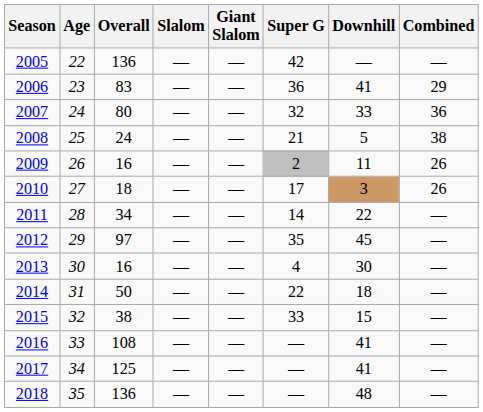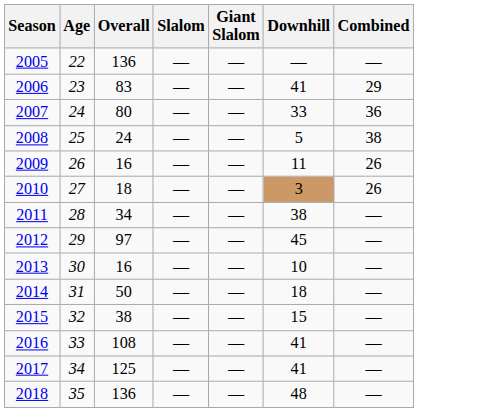- column: (296, 26)
(364, 214) 22 -> (299, 214) 38
(364, 266) 30 -> (299, 266) 10
